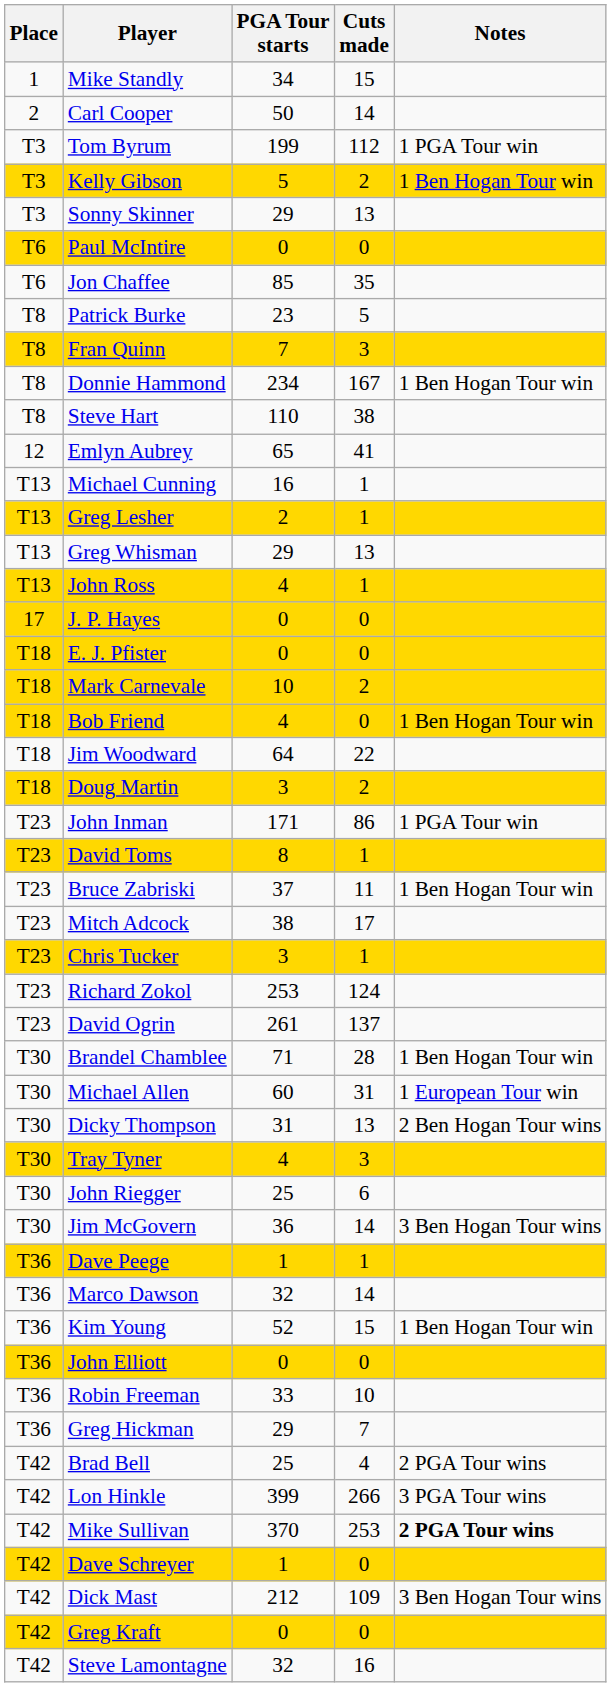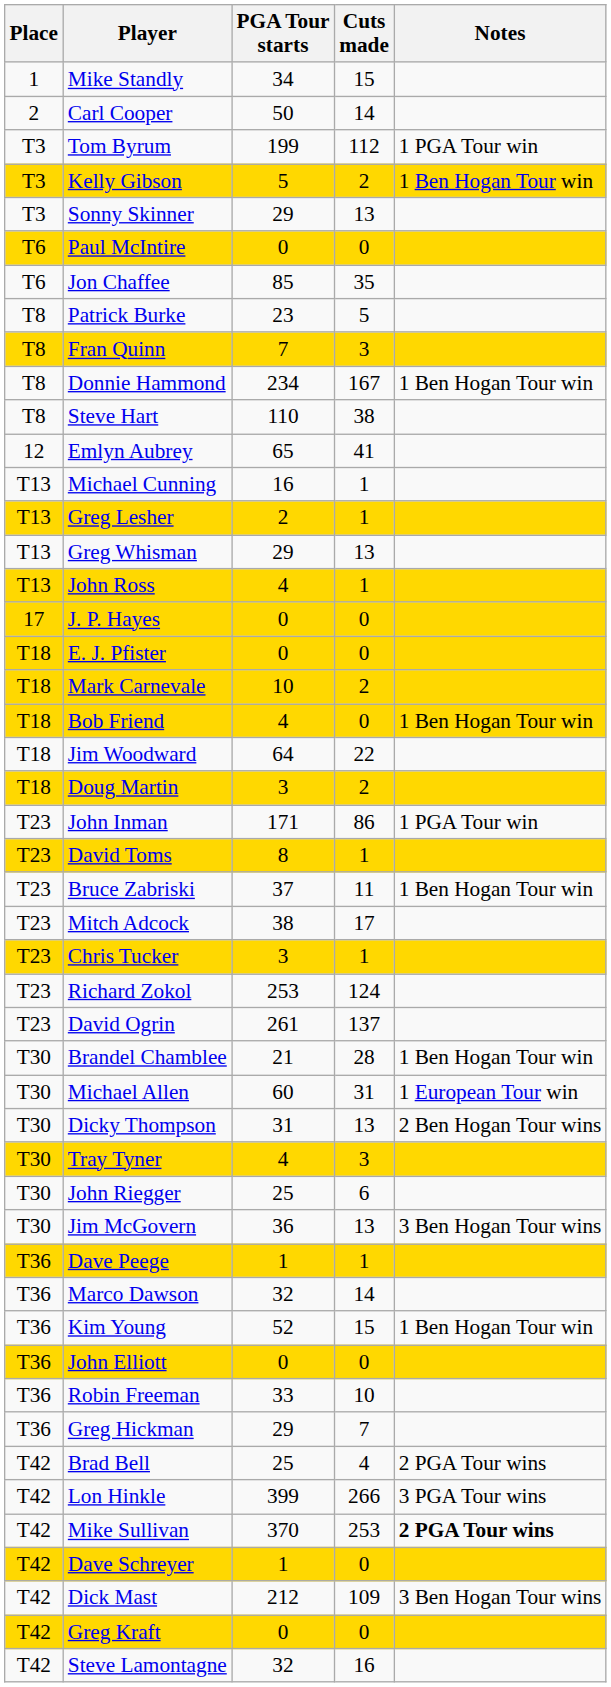(283, 1057) 71 -> (283, 1057) 21
(364, 1226) 14 -> (364, 1226) 13
